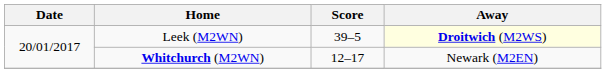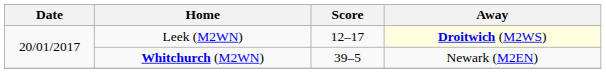(348, 36) 39–5 -> (348, 36) 12–17
(348, 57) 12–17 -> (348, 57) 39–5
